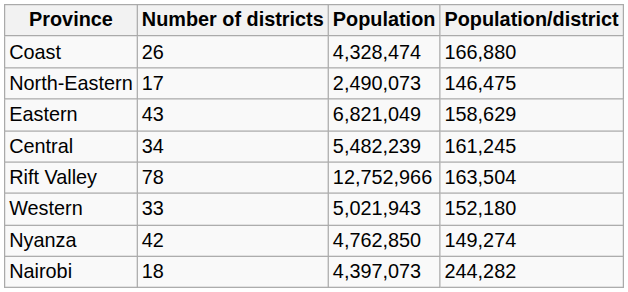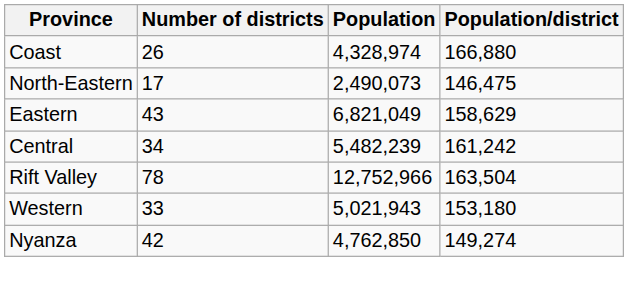(377, 51) 4,328,474 -> (377, 51) 4,328,974
(480, 146) 161,245 -> (480, 146) 161,242
(480, 209) 152,180 -> (480, 209) 153,180
- row: (41, 271)
